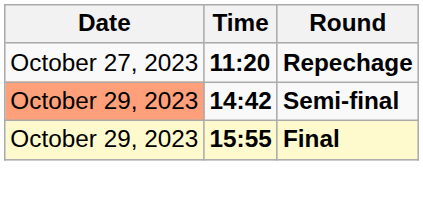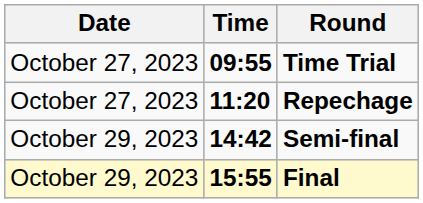+ row: (339, 62)
(104, 100) lightsalmon background -> (104, 139) no background
